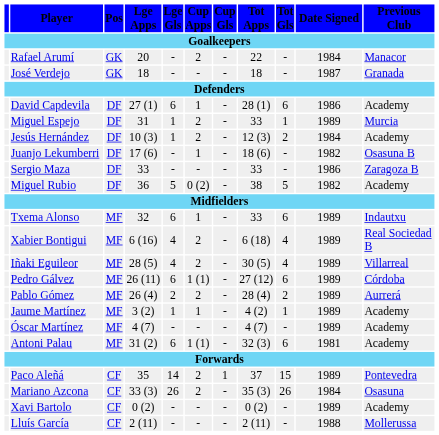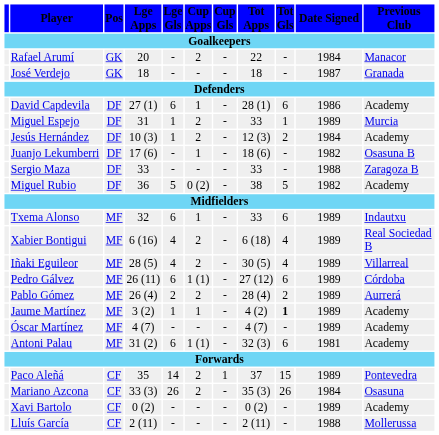(329, 169) 1986 -> (329, 169) 1988
(285, 311) normal -> (285, 311) bold
